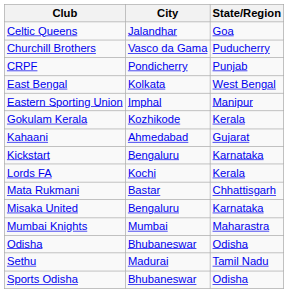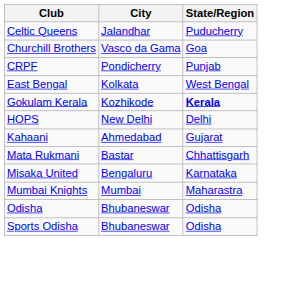(223, 31) Goa -> (214, 31) Puducherry
(241, 48) Puducherry -> (196, 48) Goa
- row: (65, 102)
(229, 119) normal -> (203, 102) bold
+ row: (23, 119)
- row: (28, 155)
- row: (29, 173)
- row: (22, 262)
